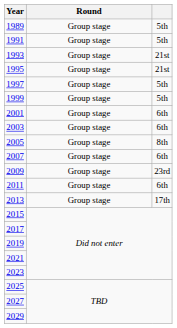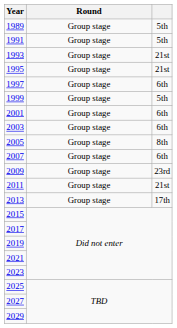(162, 84) 5th -> (162, 84) 6th
(162, 185) 6th -> (162, 185) 21st
